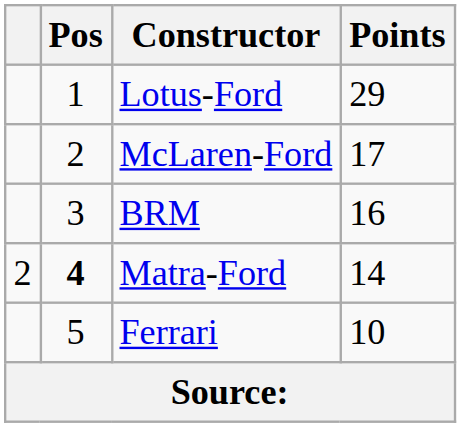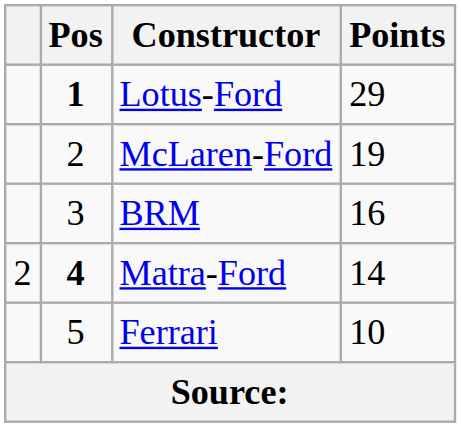(76, 94) normal -> (76, 94) bold
(367, 153) 17 -> (367, 153) 19
